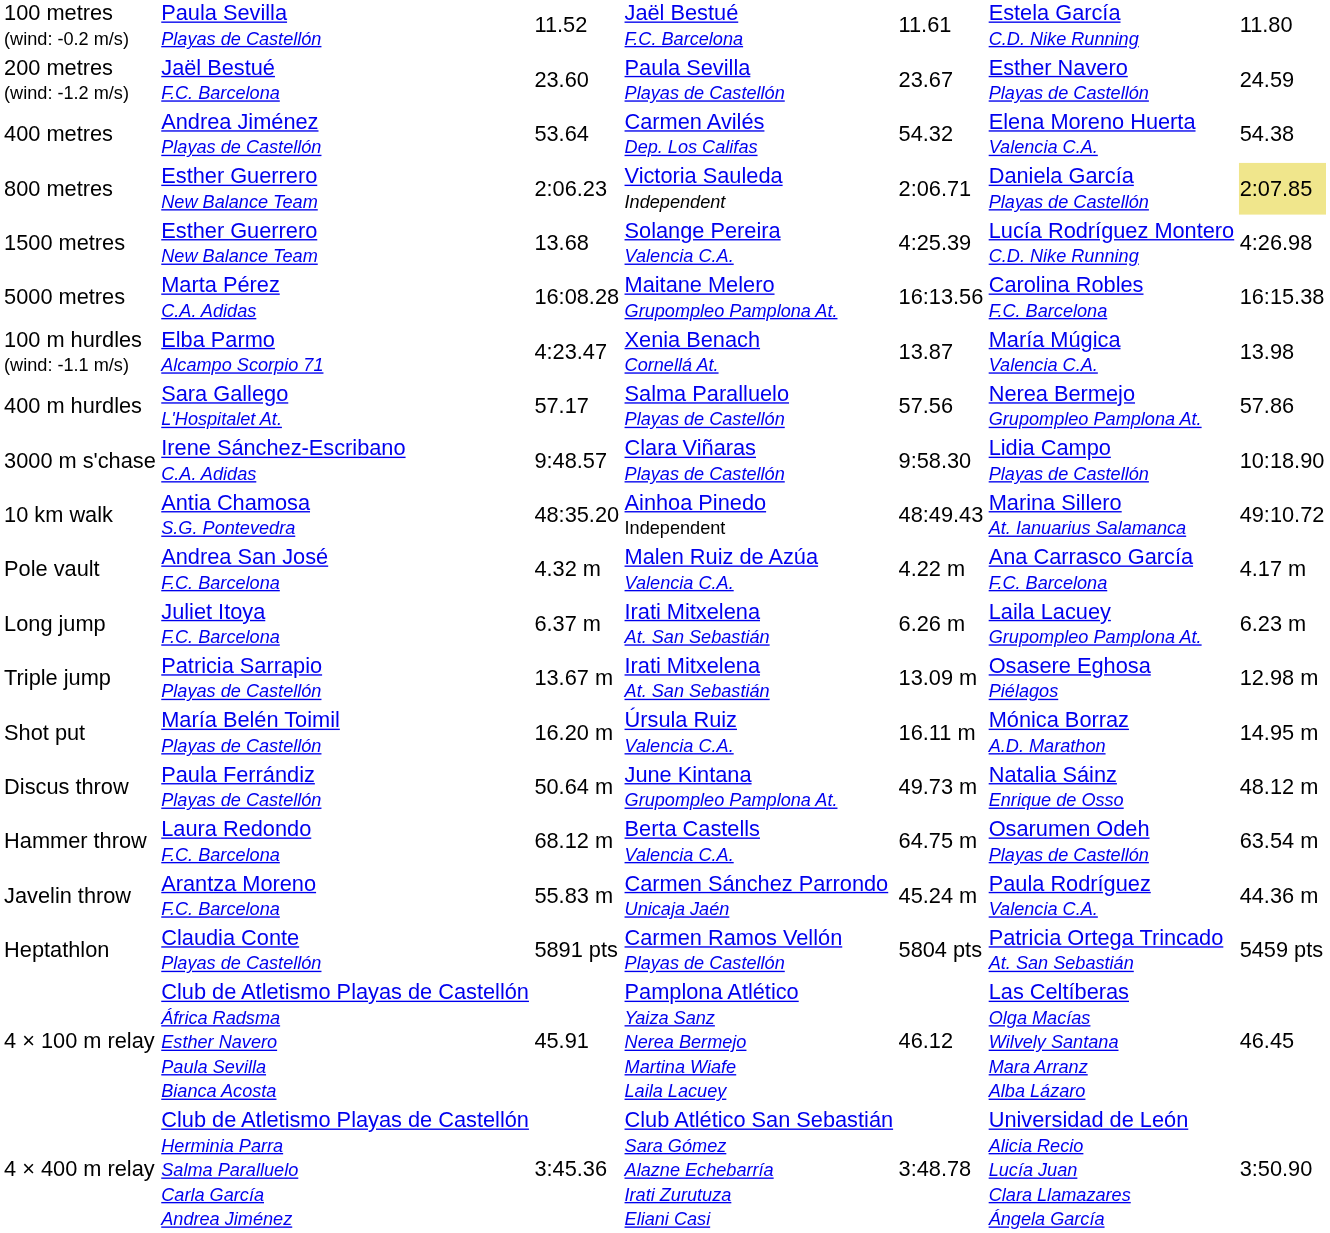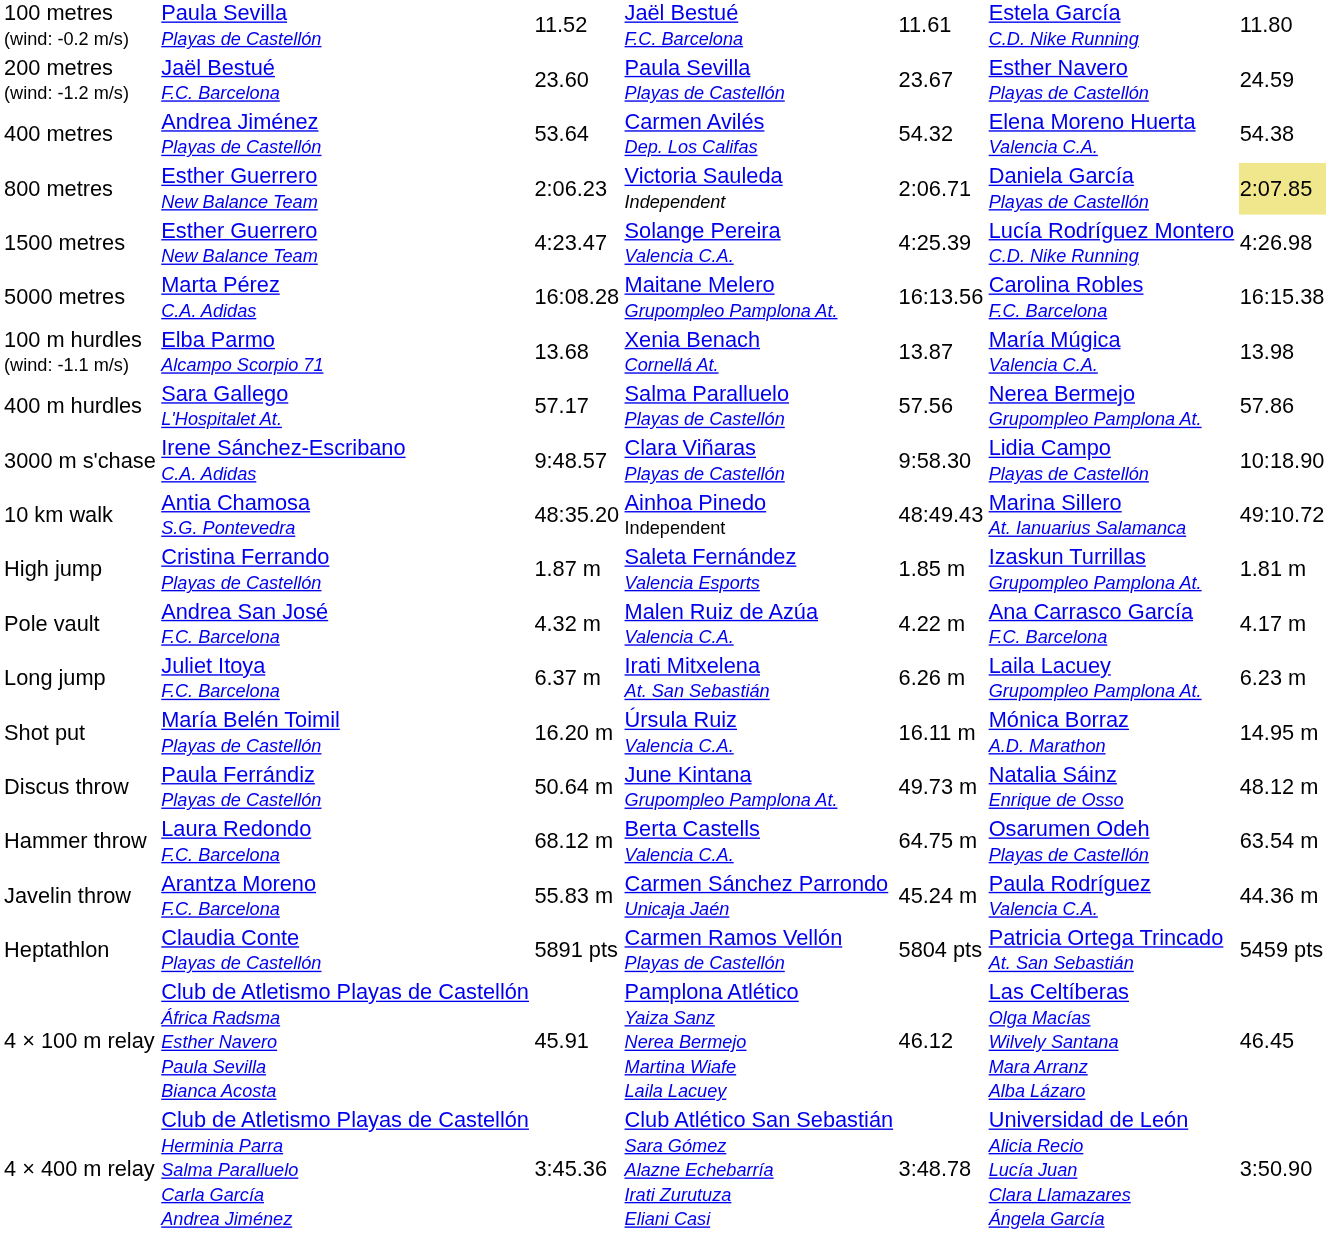(562, 242) 13.68 -> (571, 242) 4:23.47
(571, 351) 4:23.47 -> (562, 351) 13.68
+ row: (53, 569)
- row: (57, 678)
